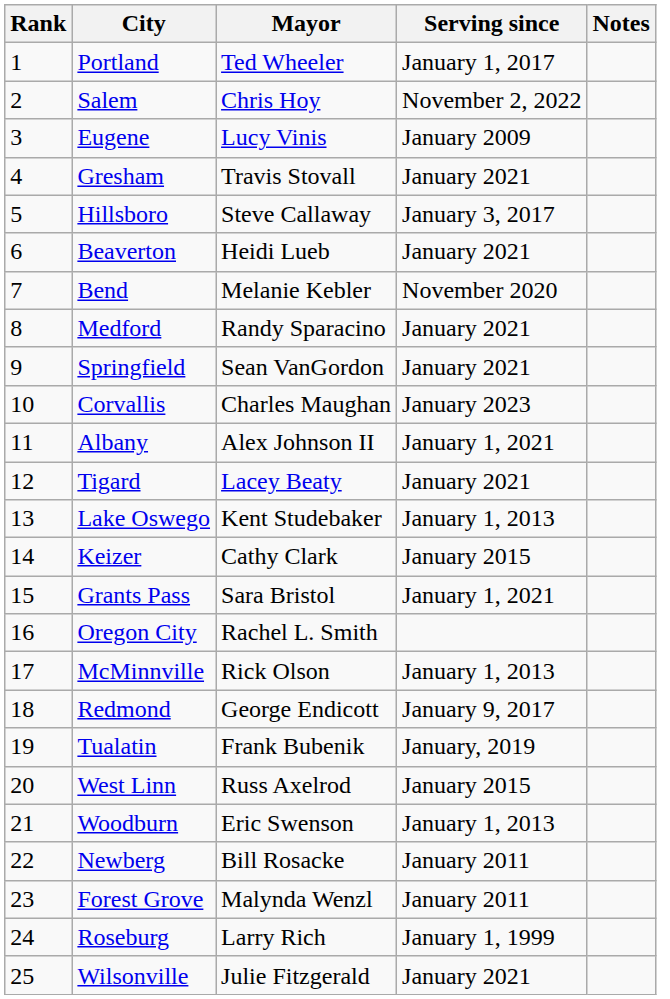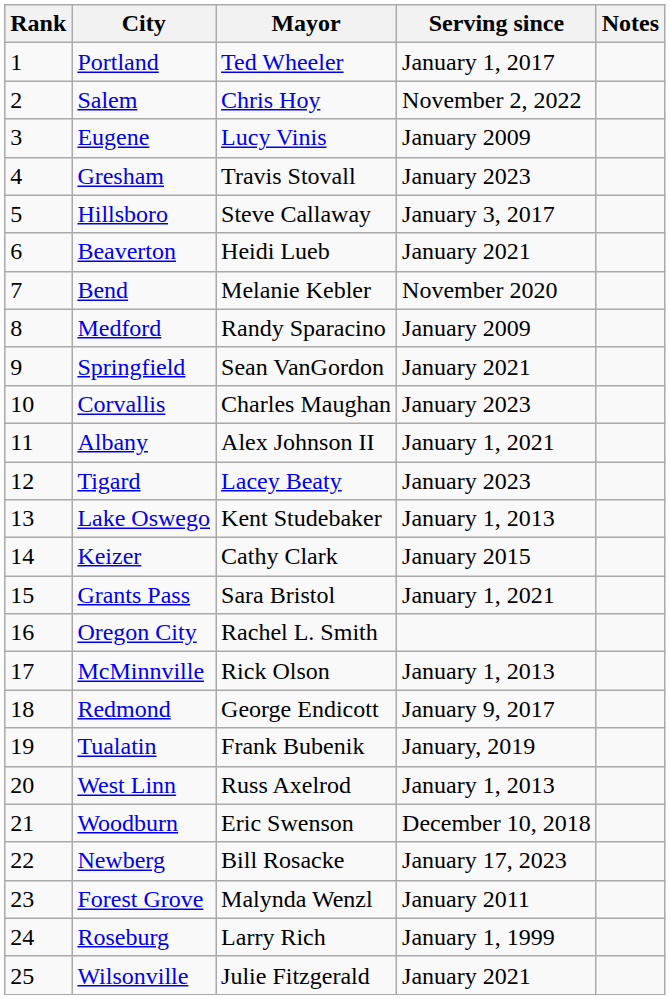(466, 175) January 2021 -> (466, 175) January 2023
(466, 328) January 2021 -> (466, 328) January 2009
(466, 480) January 2021 -> (466, 480) January 2023
(466, 784) January 2015 -> (478, 784) January 1, 2013
(478, 822) January 1, 2013 -> (496, 822) December 10, 2018
(466, 860) January 2011 -> (484, 860) January 17, 2023
